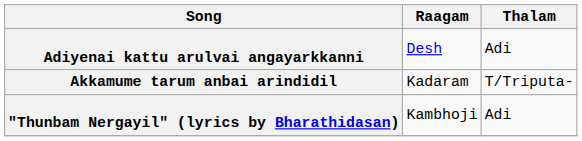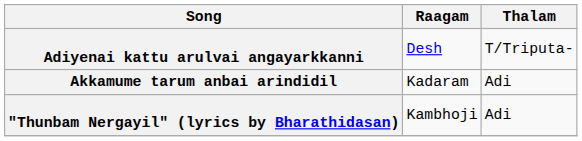(498, 49) Adi -> (529, 49) T/Triputa-
(529, 82) T/Triputa- -> (498, 82) Adi
